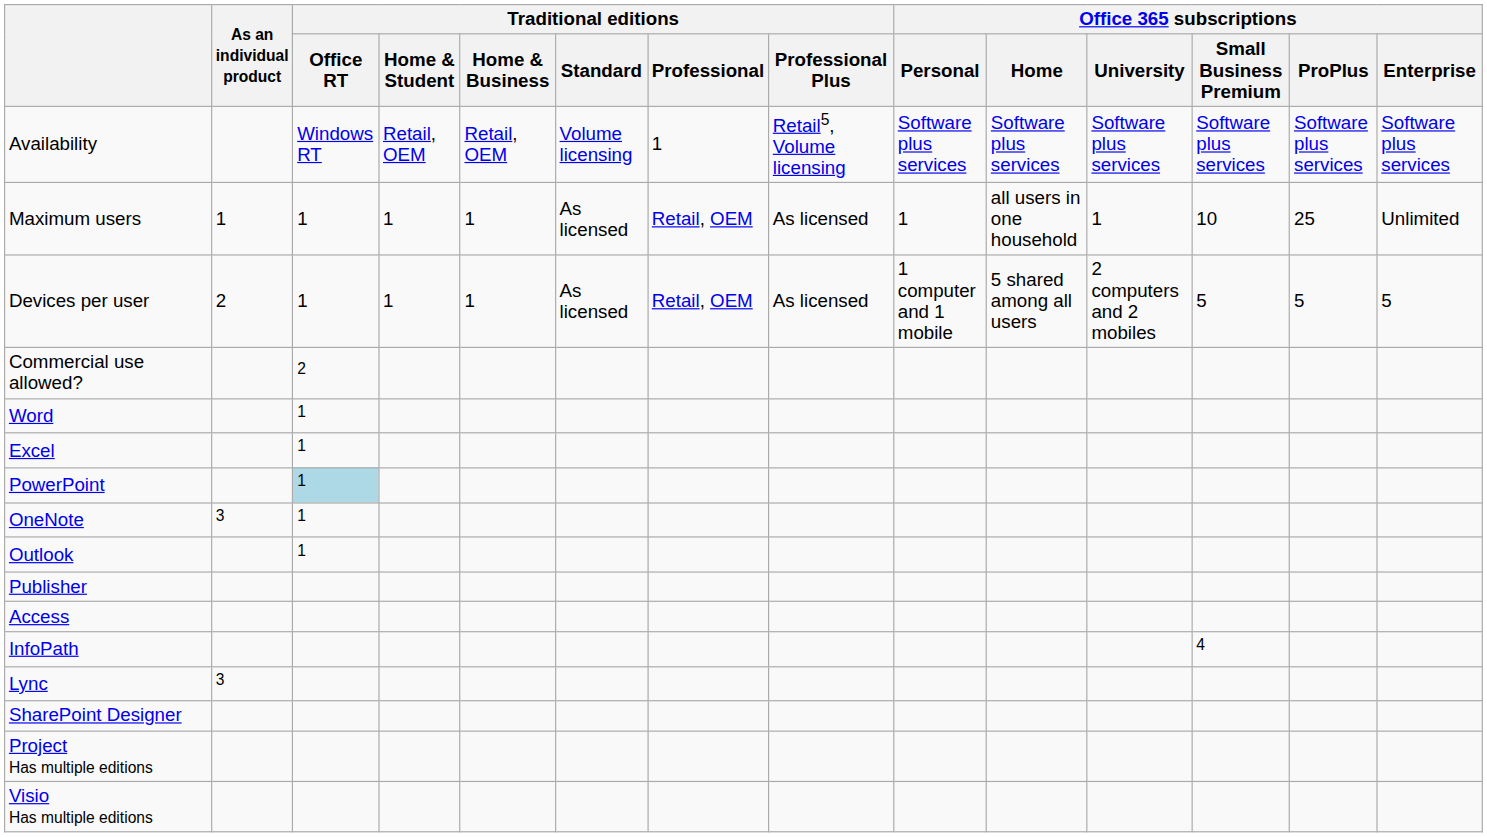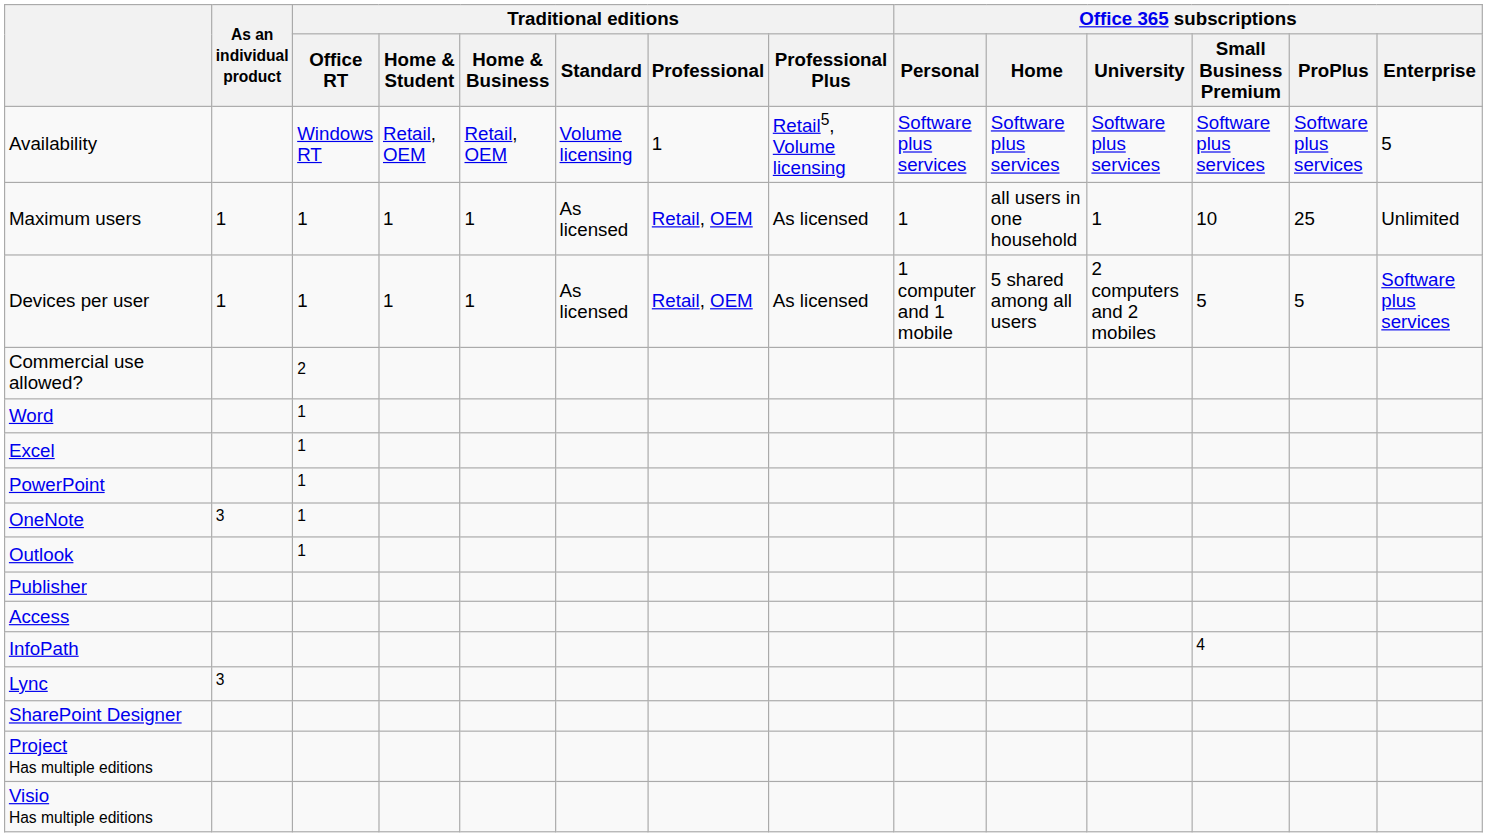(1418, 144) Software plus services -> (1387, 144) 5
(221, 301) 2 -> (221, 301) 1
(1387, 301) 5 -> (1418, 301) Software plus services
(302, 481) lightblue background -> (302, 481) no background
